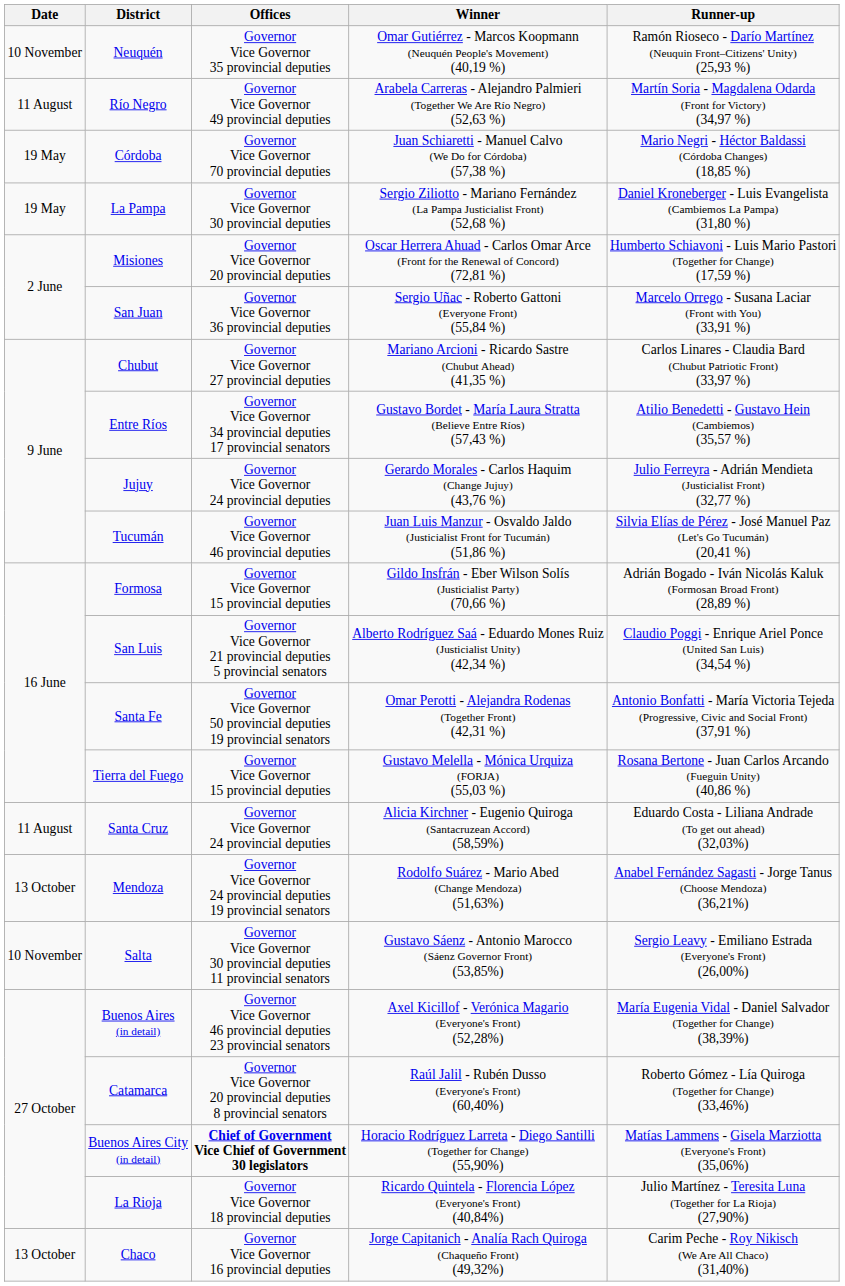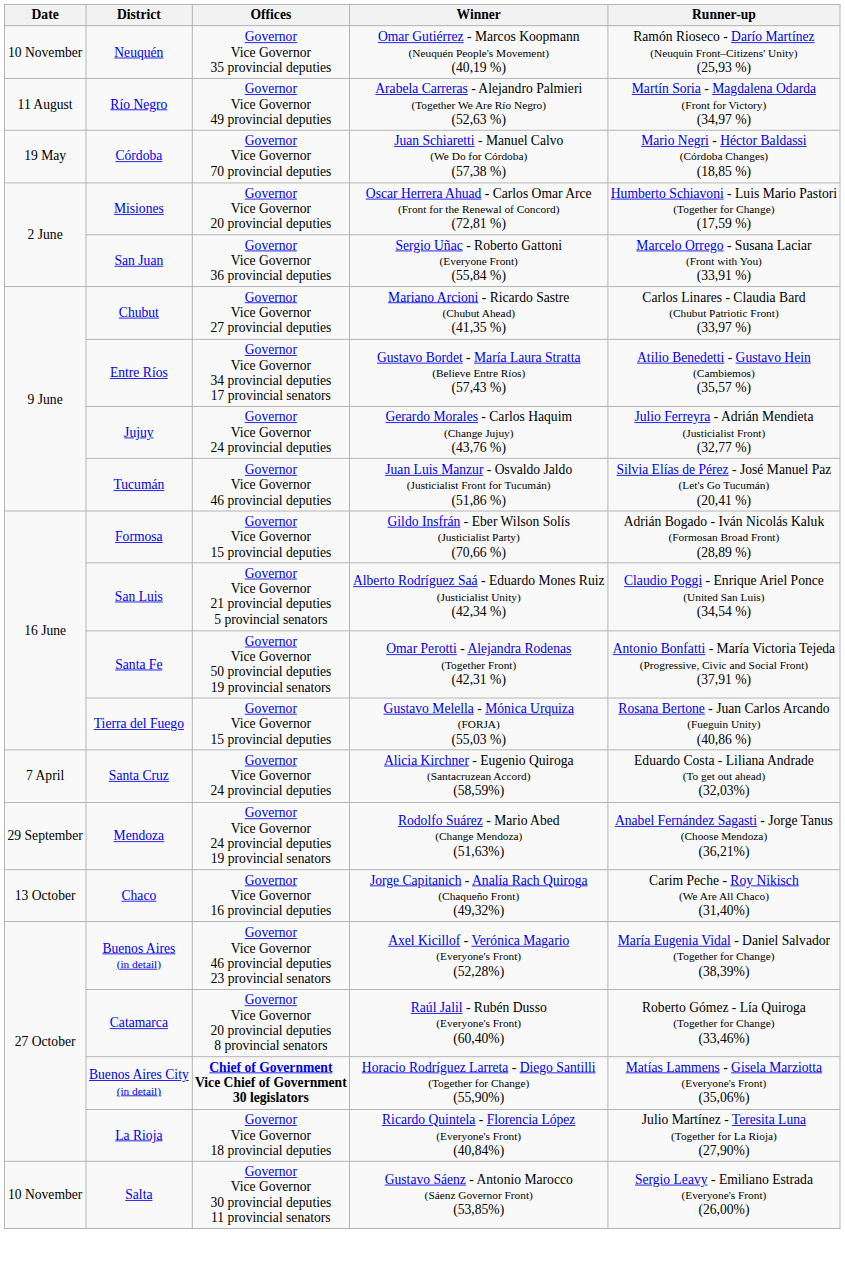- row: (138, 208)
(45, 828) 11 August -> (45, 776) 7 April
(45, 888) 13 October -> (45, 836) 29 September
rows swapped: (138, 1254) <-> (138, 955)
